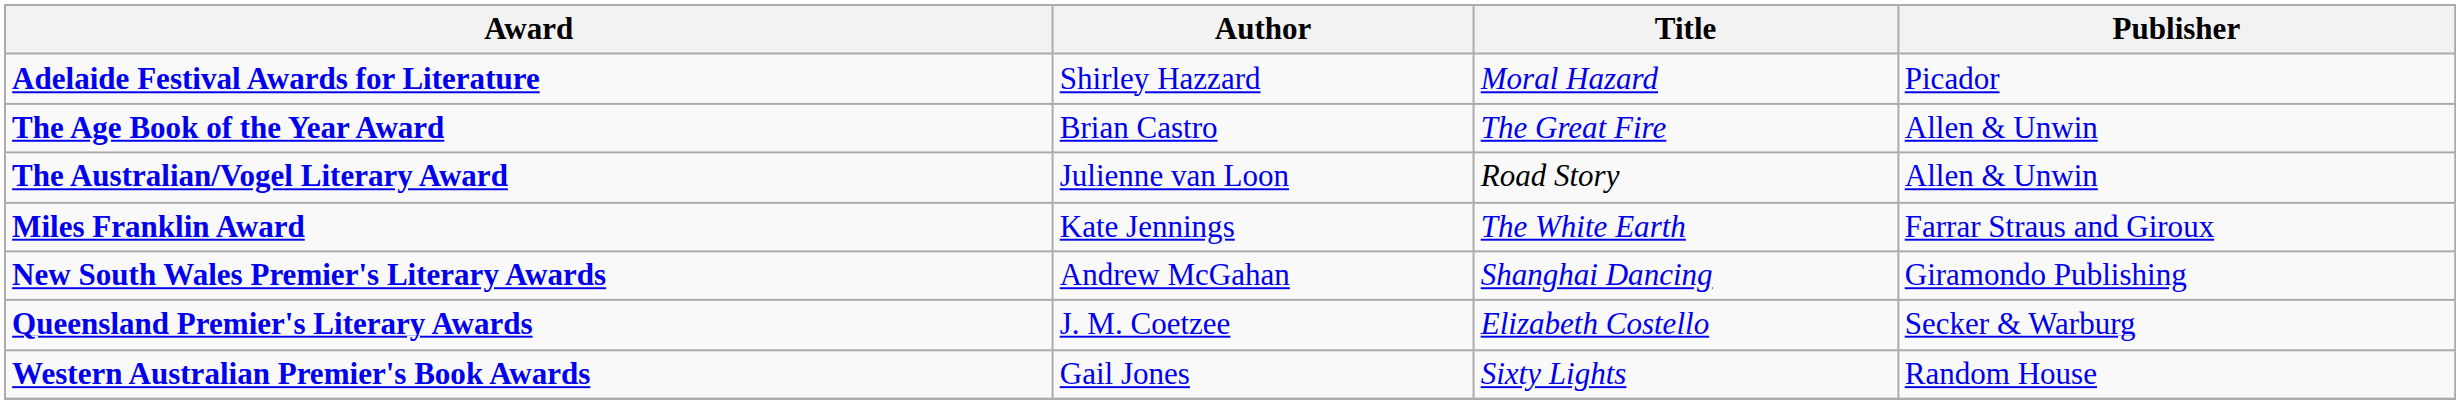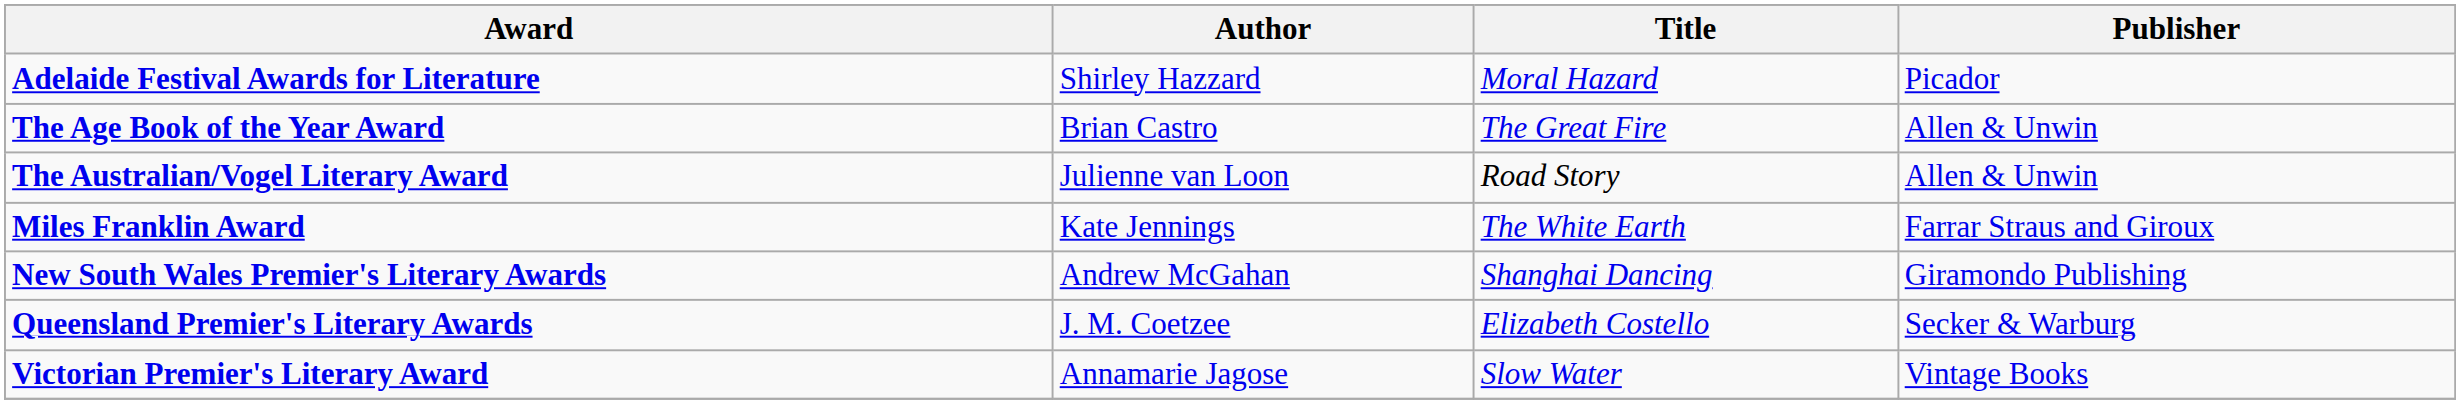+ row: (250, 373)
- row: (301, 373)
